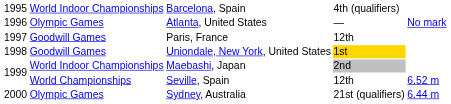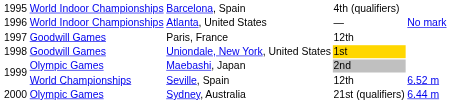(67, 23) Olympic Games -> (97, 23) World Indoor Championships
(97, 66) World Indoor Championships -> (67, 66) Olympic Games
